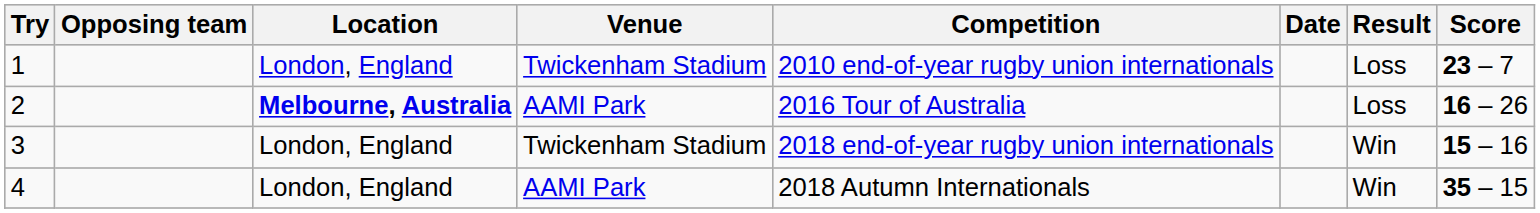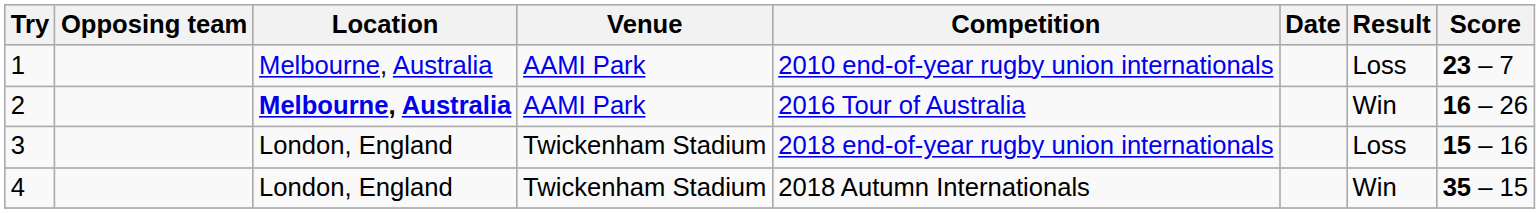(356, 65) London, England -> (376, 65) Melbourne, Australia
(645, 65) Twickenham Stadium -> (584, 65) AAMI Park
(1380, 106) Loss -> (1375, 106) Win
(1375, 146) Win -> (1380, 146) Loss
(584, 187) AAMI Park -> (645, 187) Twickenham Stadium
